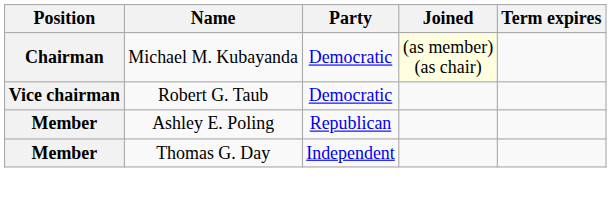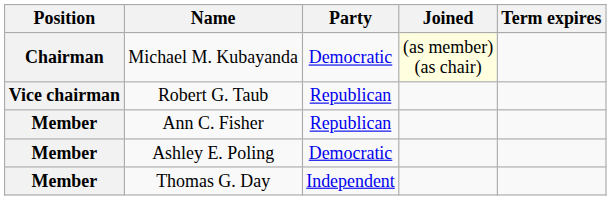(350, 95) Democratic -> (350, 95) Republican
+ row: (213, 124)
(350, 124) Republican -> (350, 152) Democratic
